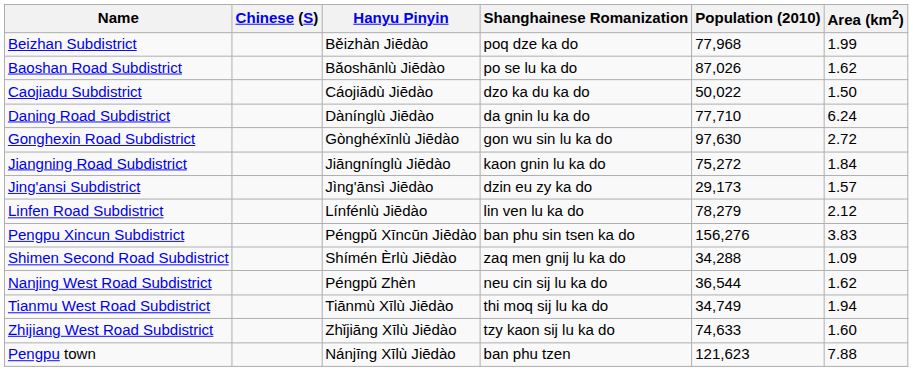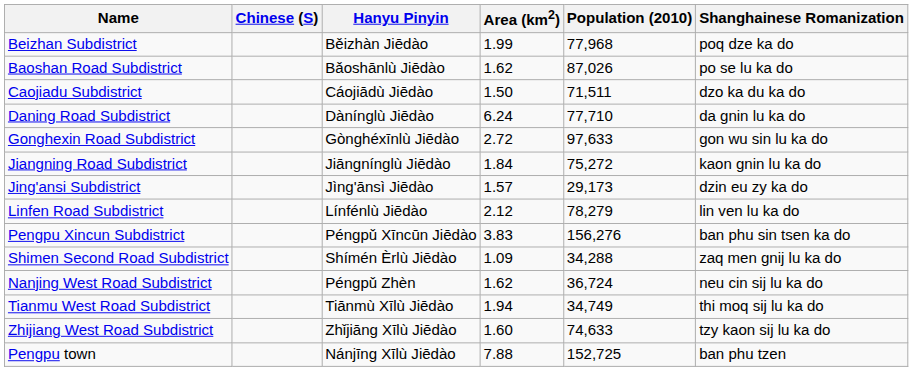columns swapped: (586, 18) <-> (866, 18)
(718, 92) 50,022 -> (589, 92) 71,511
(718, 139) 97,630 -> (590, 139) 97,633
(718, 282) 36,544 -> (590, 282) 36,724
(722, 354) 121,623 -> (594, 354) 152,725
